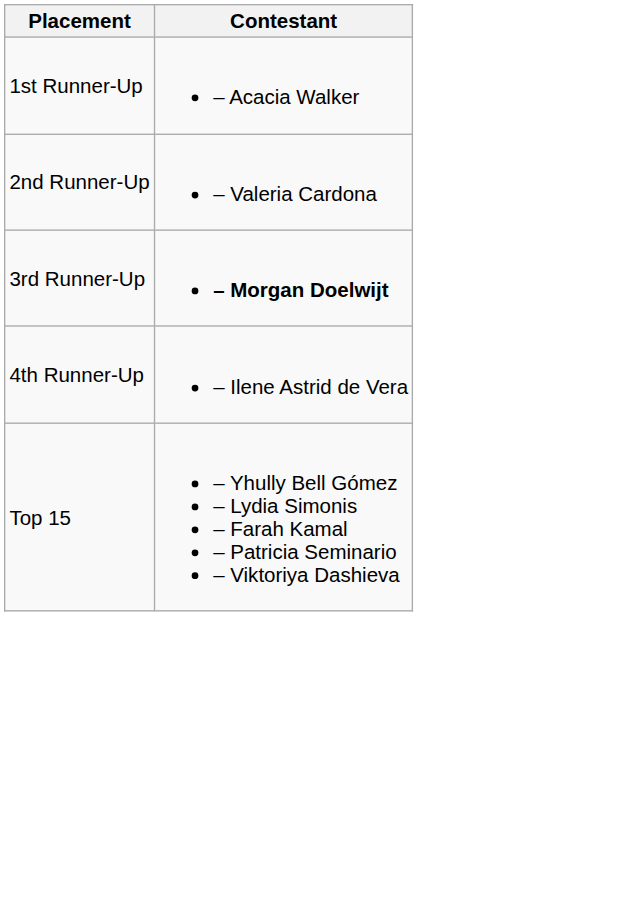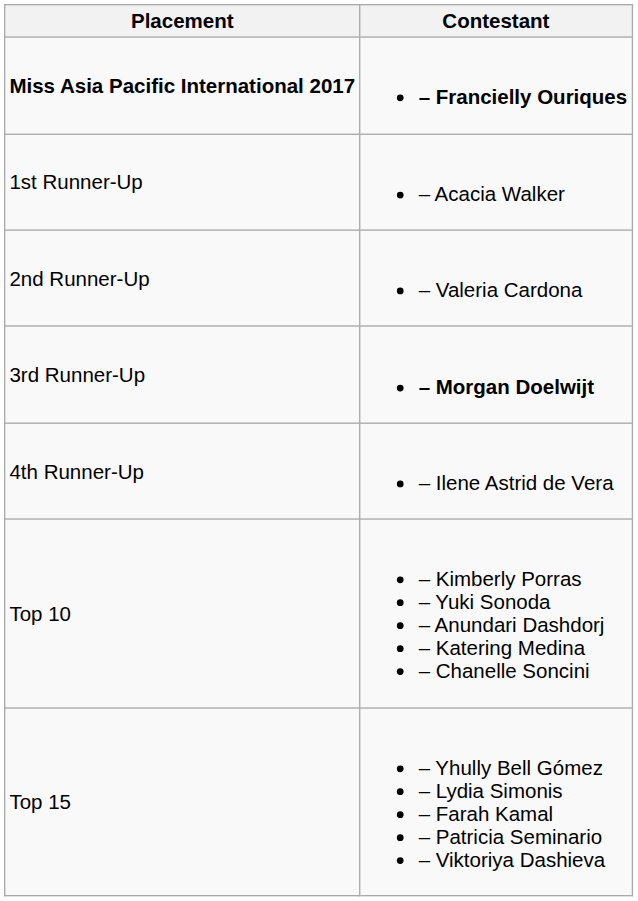+ row: (182, 86)
+ row: (40, 614)
